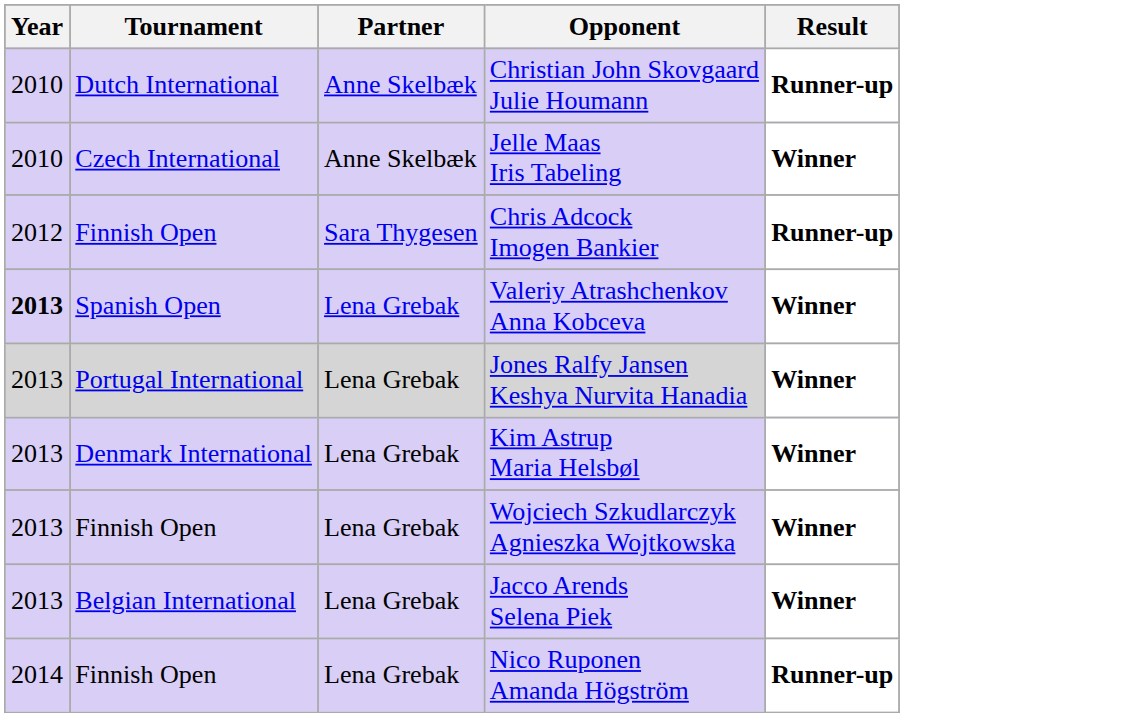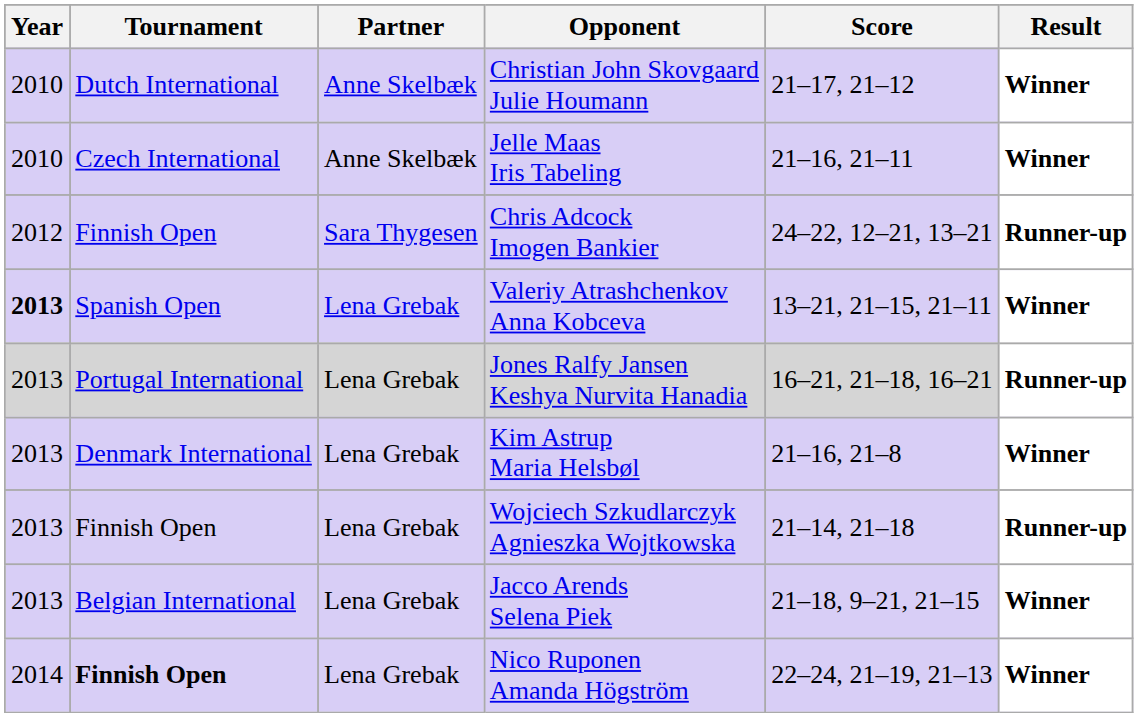+ column: (882, 26)
(832, 84) Runner-up -> (1047, 84) Winner
(814, 379) Winner -> (1066, 379) Runner-up
(814, 527) Winner -> (1066, 527) Runner-up
(146, 674) normal -> (151, 674) bold
(832, 674) Runner-up -> (1047, 674) Winner
